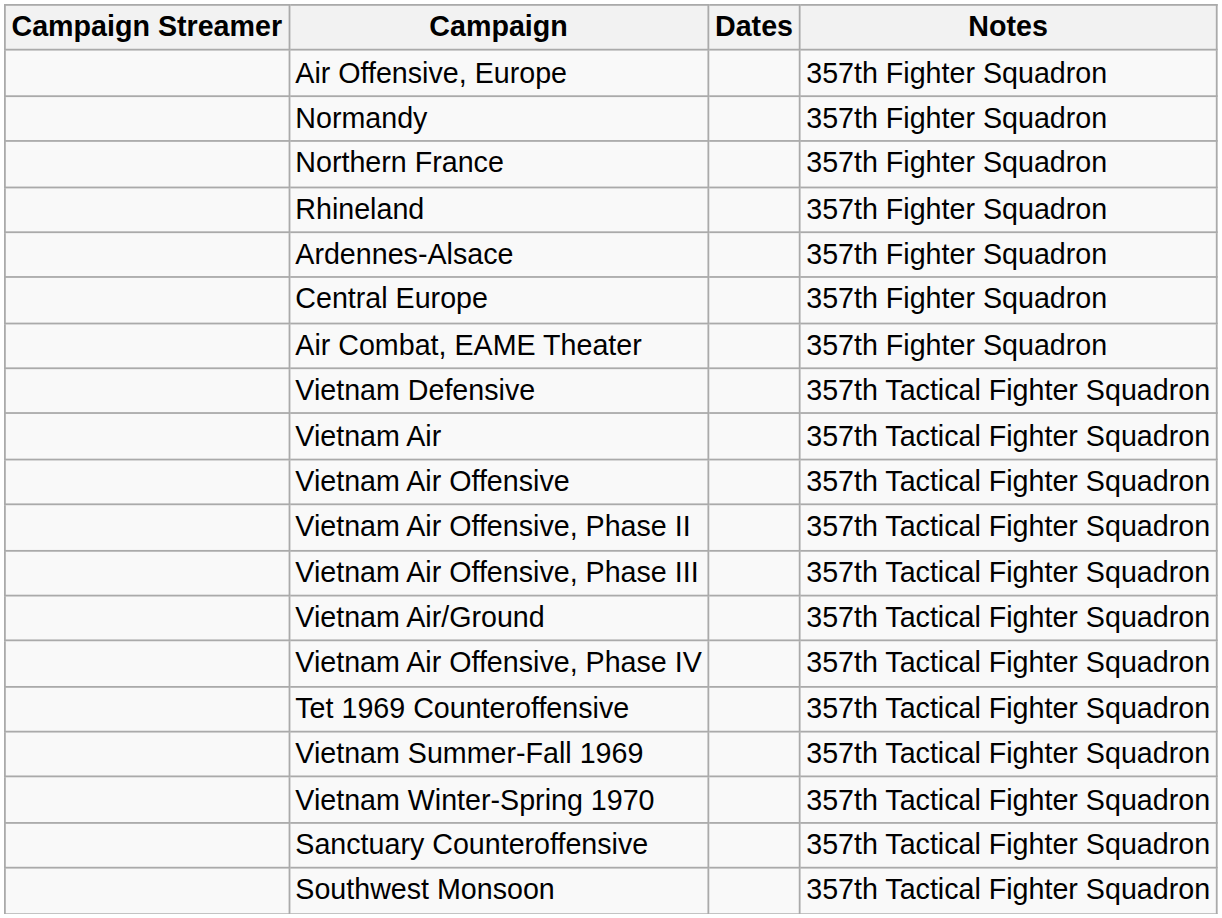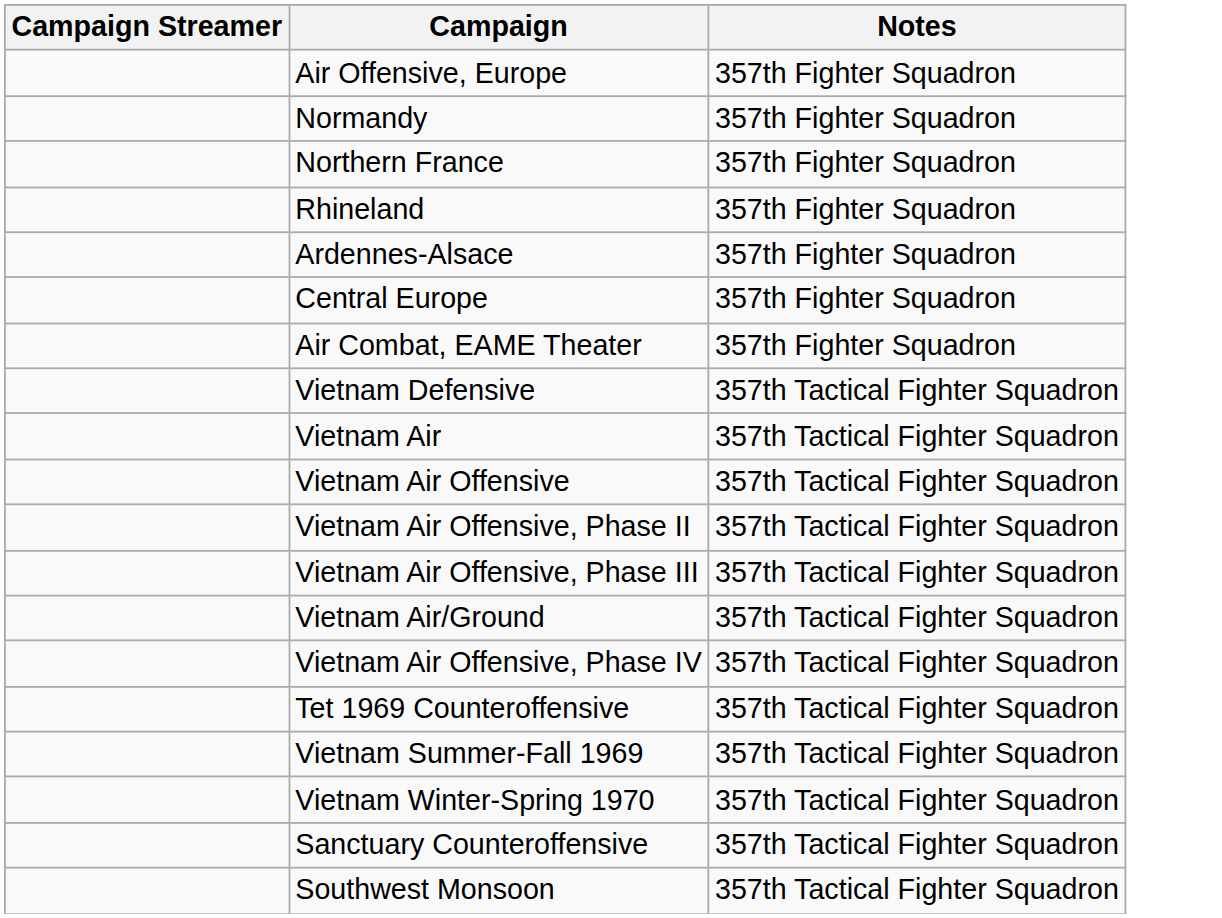- column: (754, 27)
